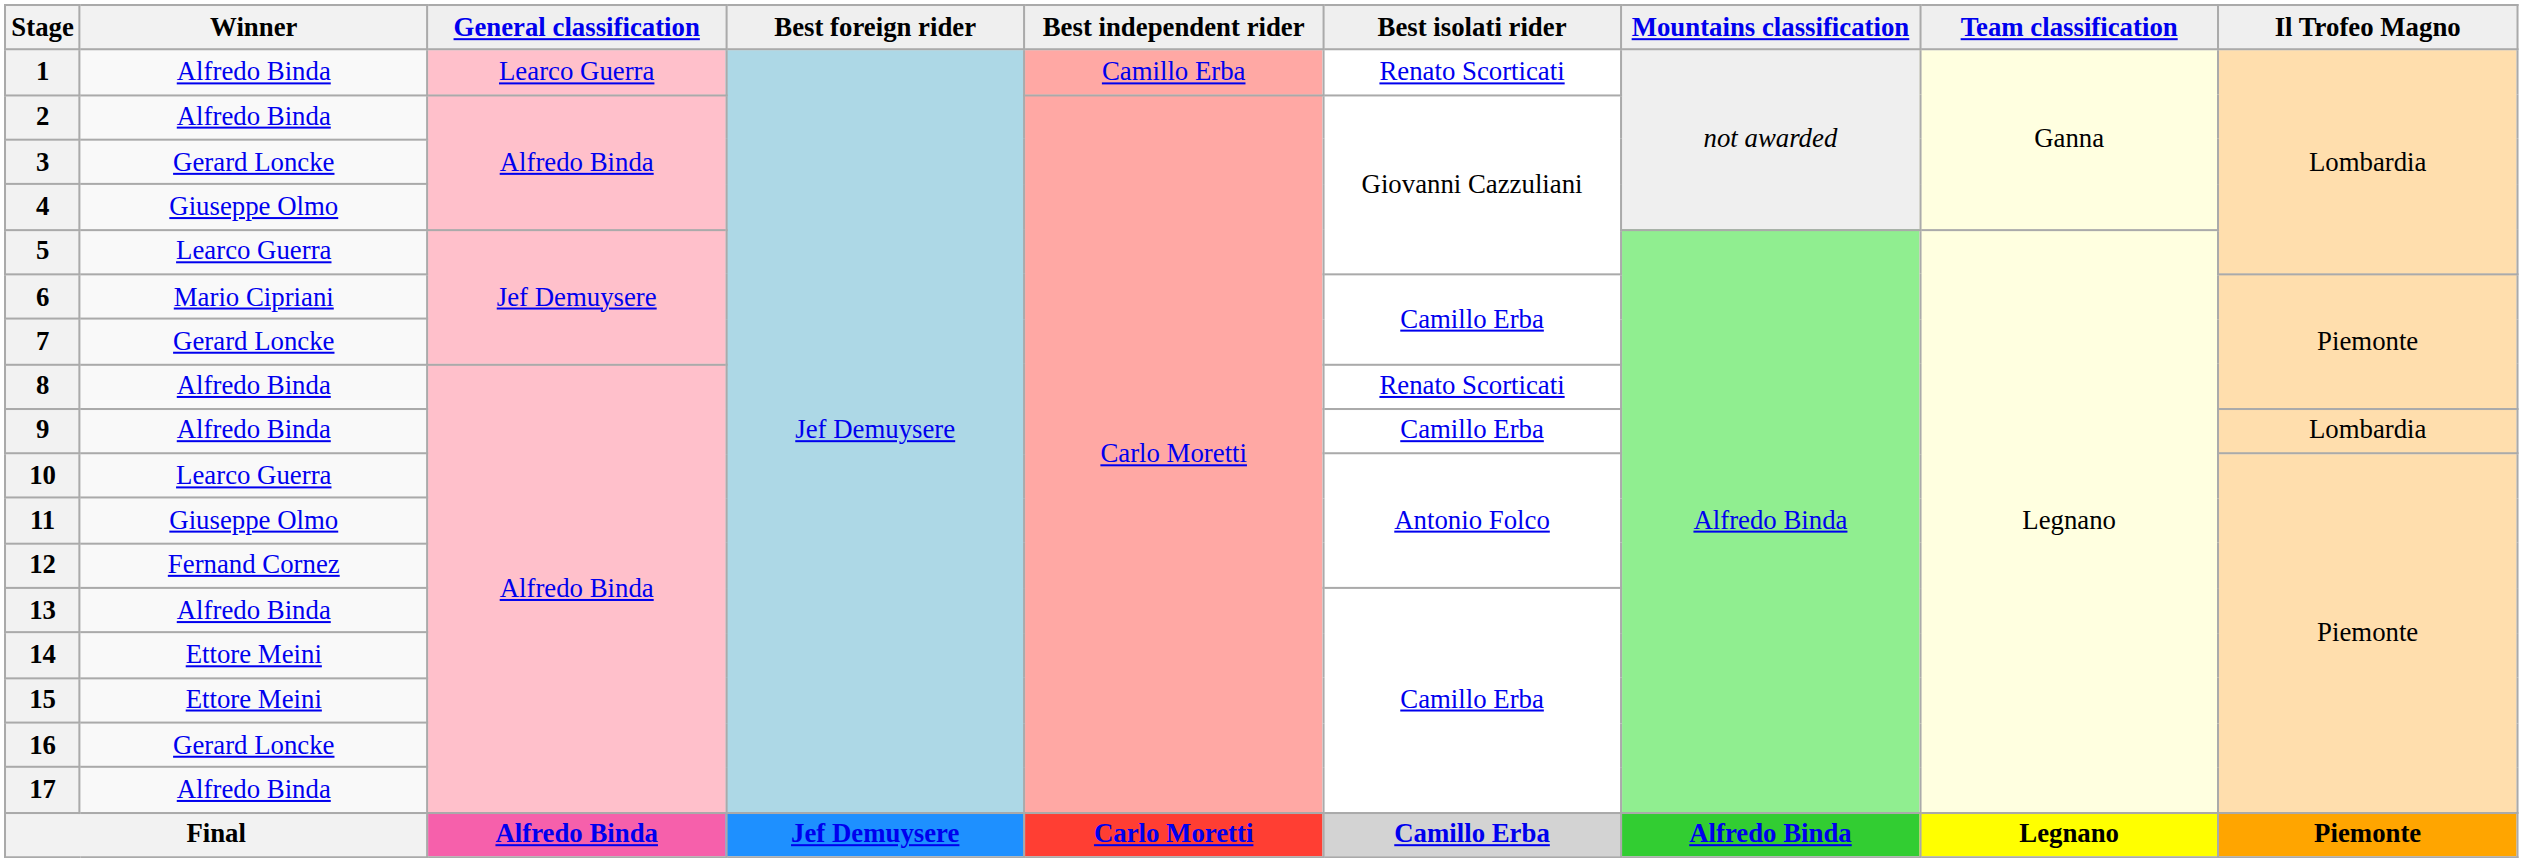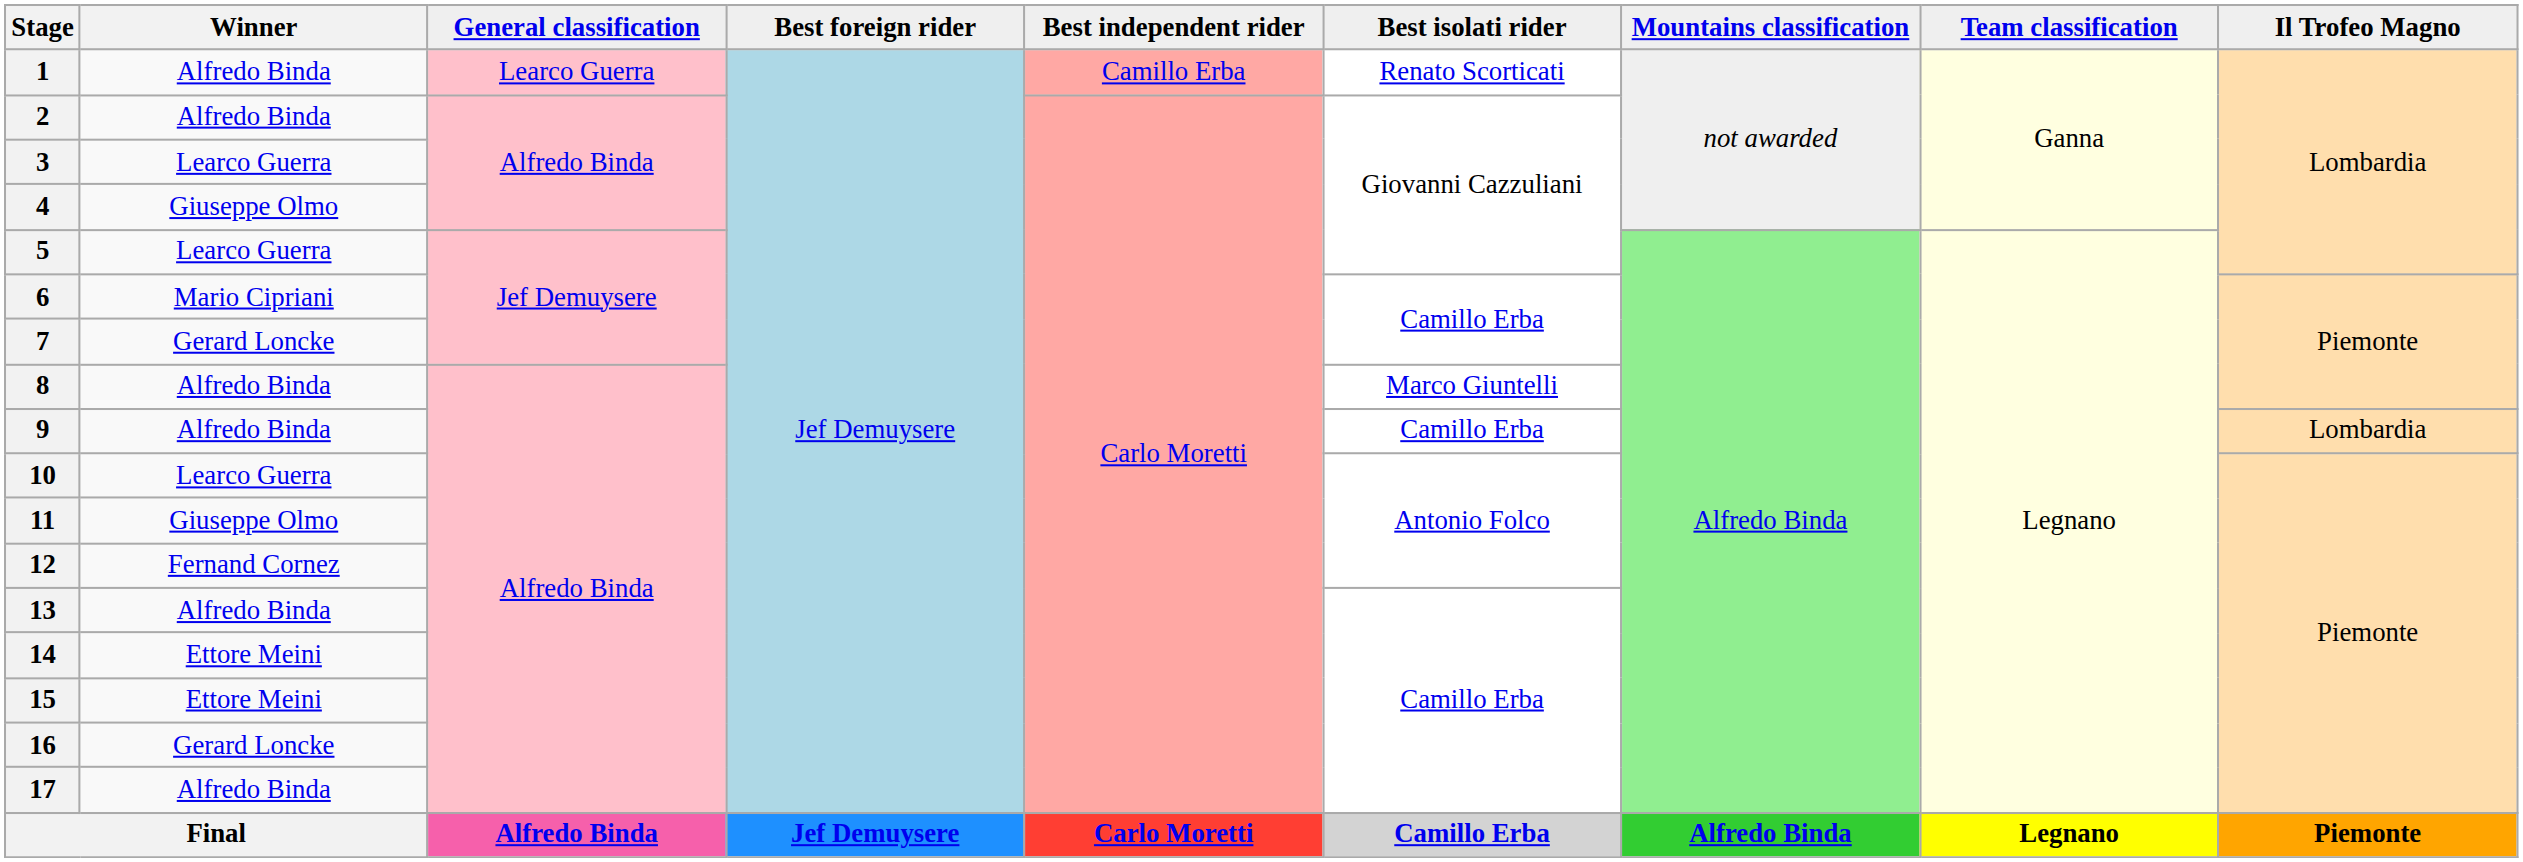(254, 161) Gerard Loncke -> (254, 161) Learco Guerra
(1472, 386) Renato Scorticati -> (1472, 386) Marco Giuntelli
